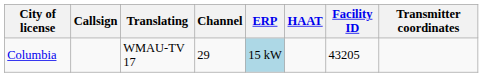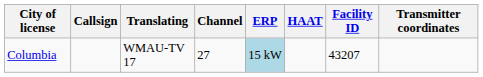(204, 55) 29 -> (204, 55) 27
(344, 55) 43205 -> (344, 55) 43207
